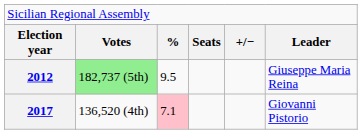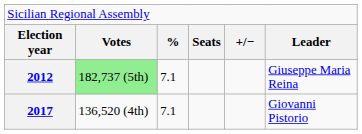(168, 76) 9.5 -> (168, 76) 7.1
(168, 111) pink background -> (168, 111) no background
